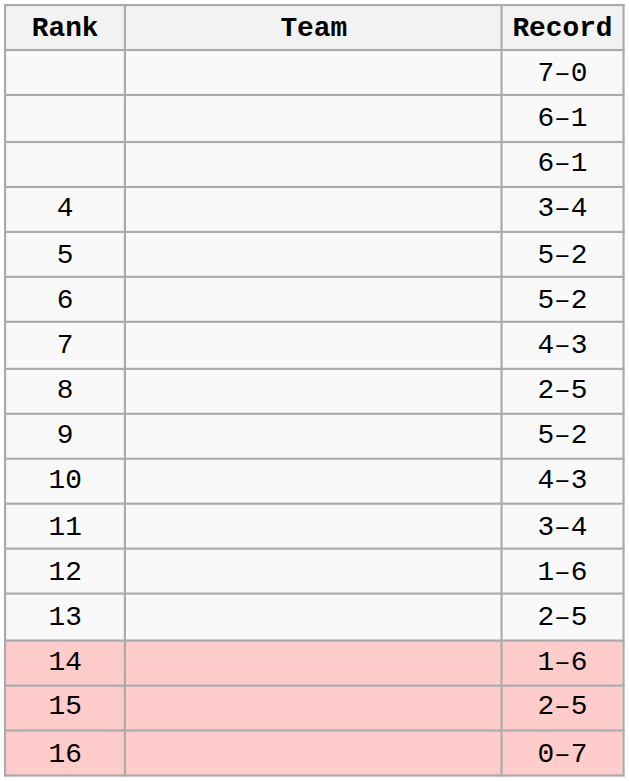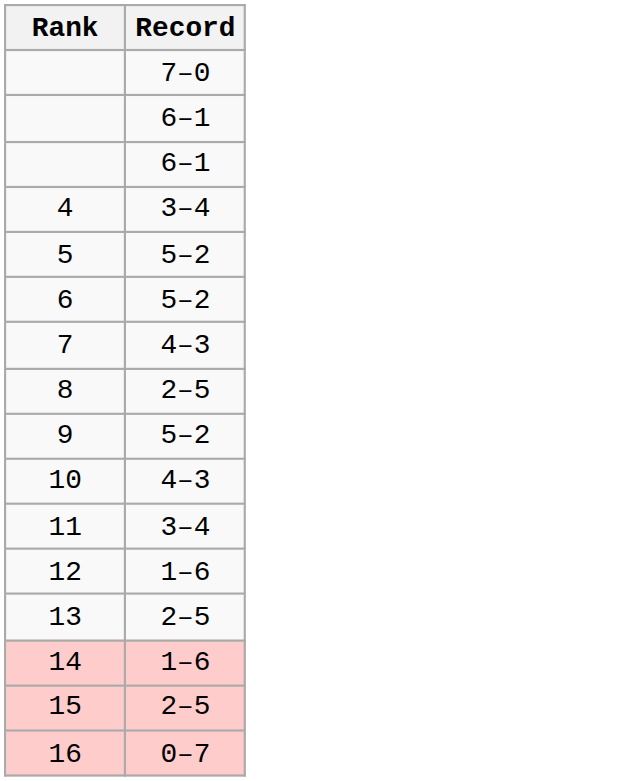- column: (314, 28)
